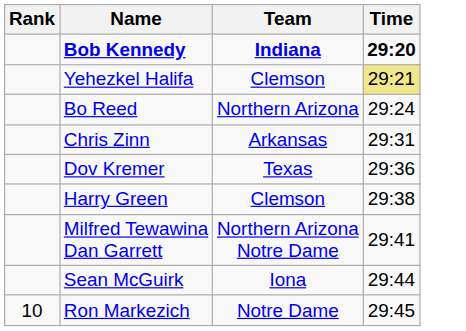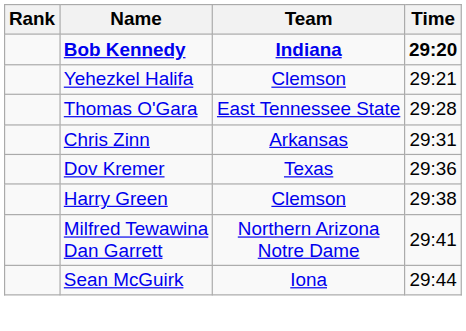(391, 79) khaki background -> (433, 79) no background
- row: (101, 109)
+ row: (131, 109)
- row: (127, 310)
